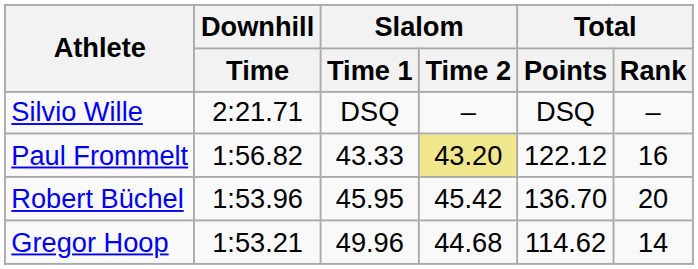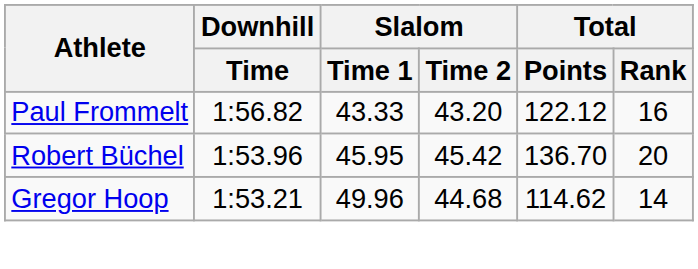- row: (77, 113)
(468, 156) khaki background -> (468, 113) no background
